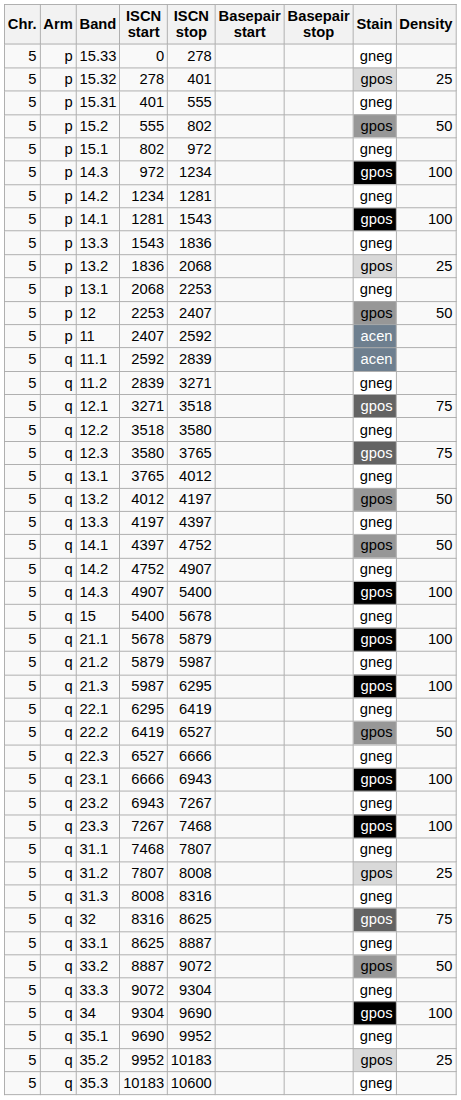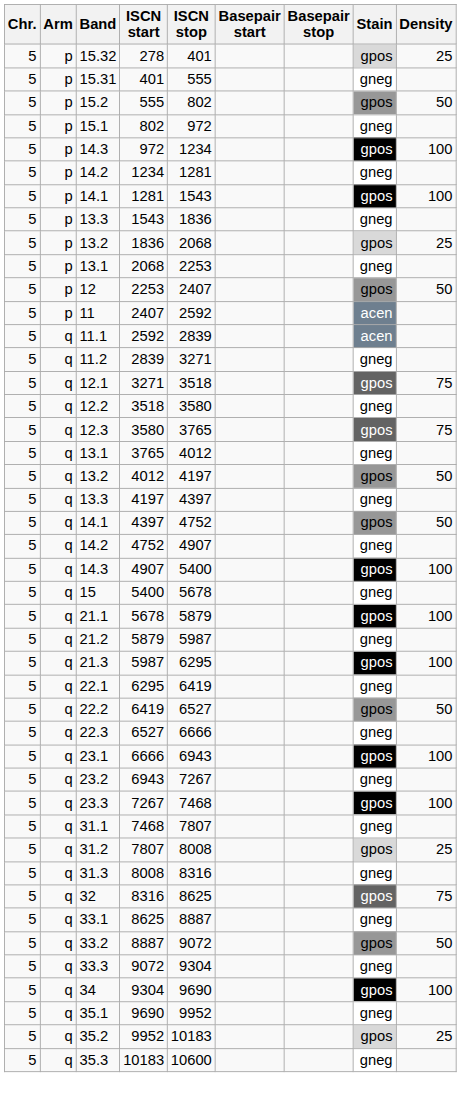- row: (160, 56)
